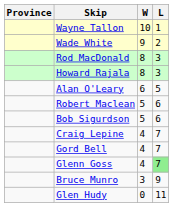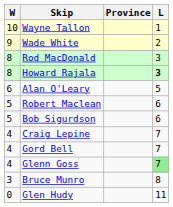columns swapped: (29, 12) <-> (145, 12)
(158, 73) normal -> (158, 73) bold
(158, 180) 9 -> (158, 180) 8
